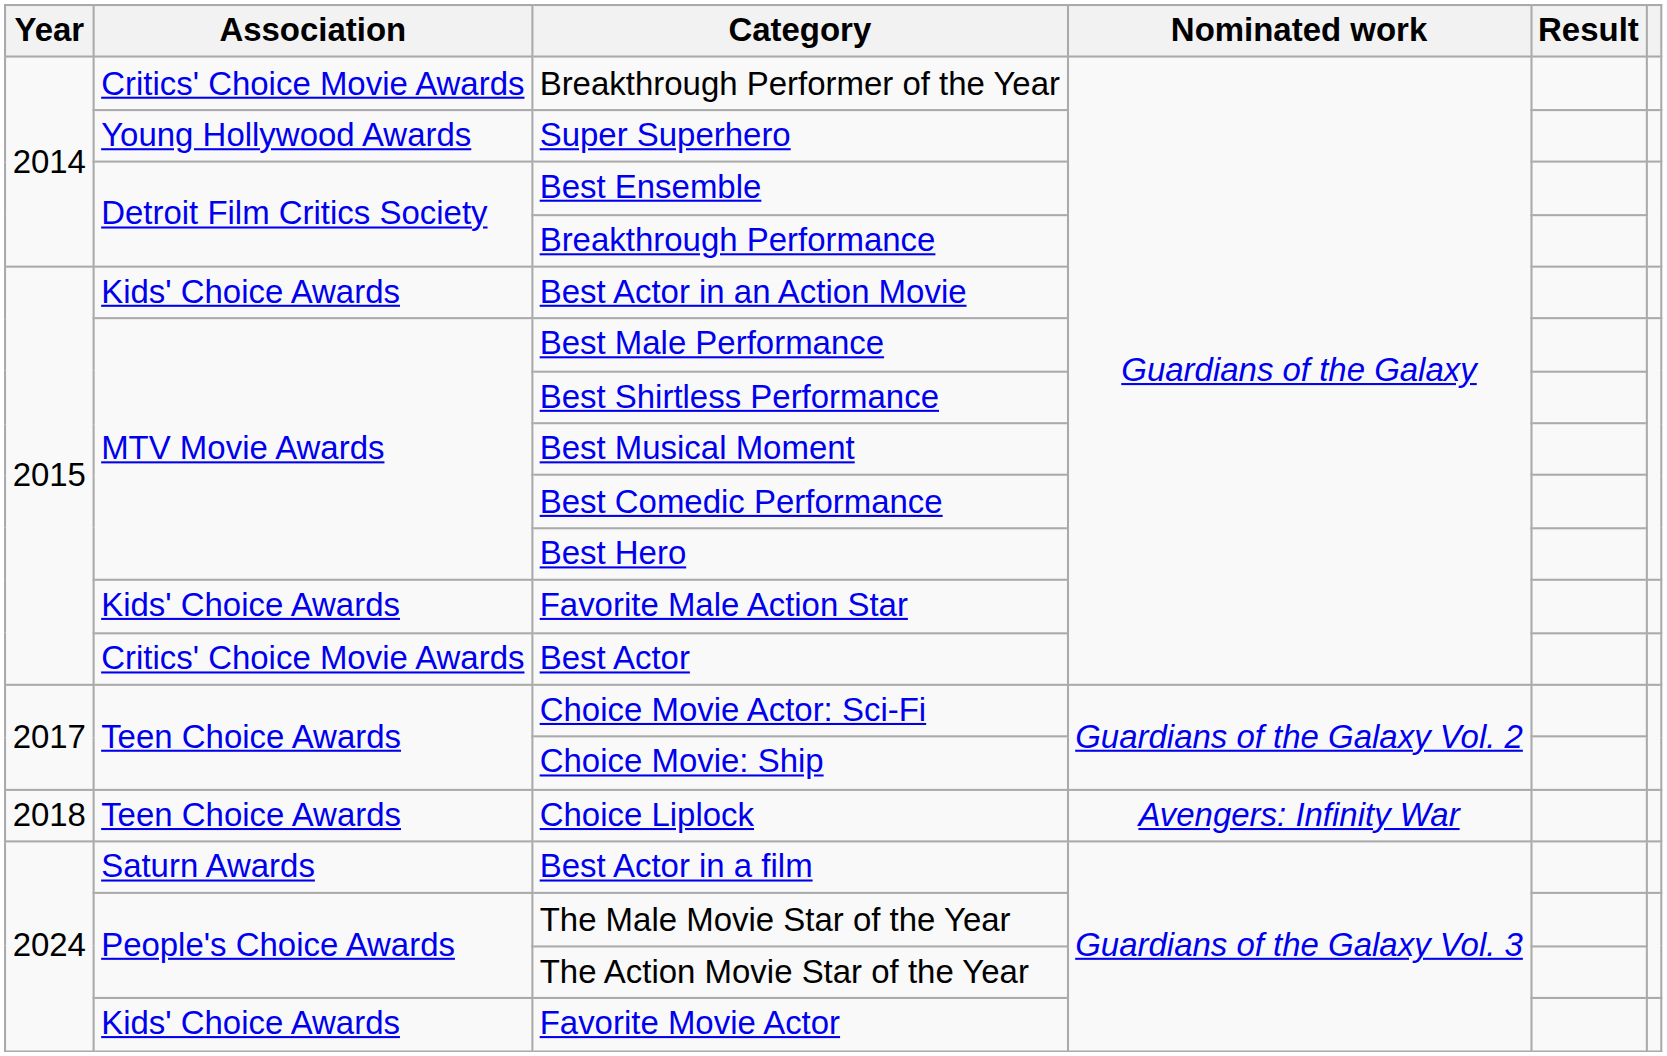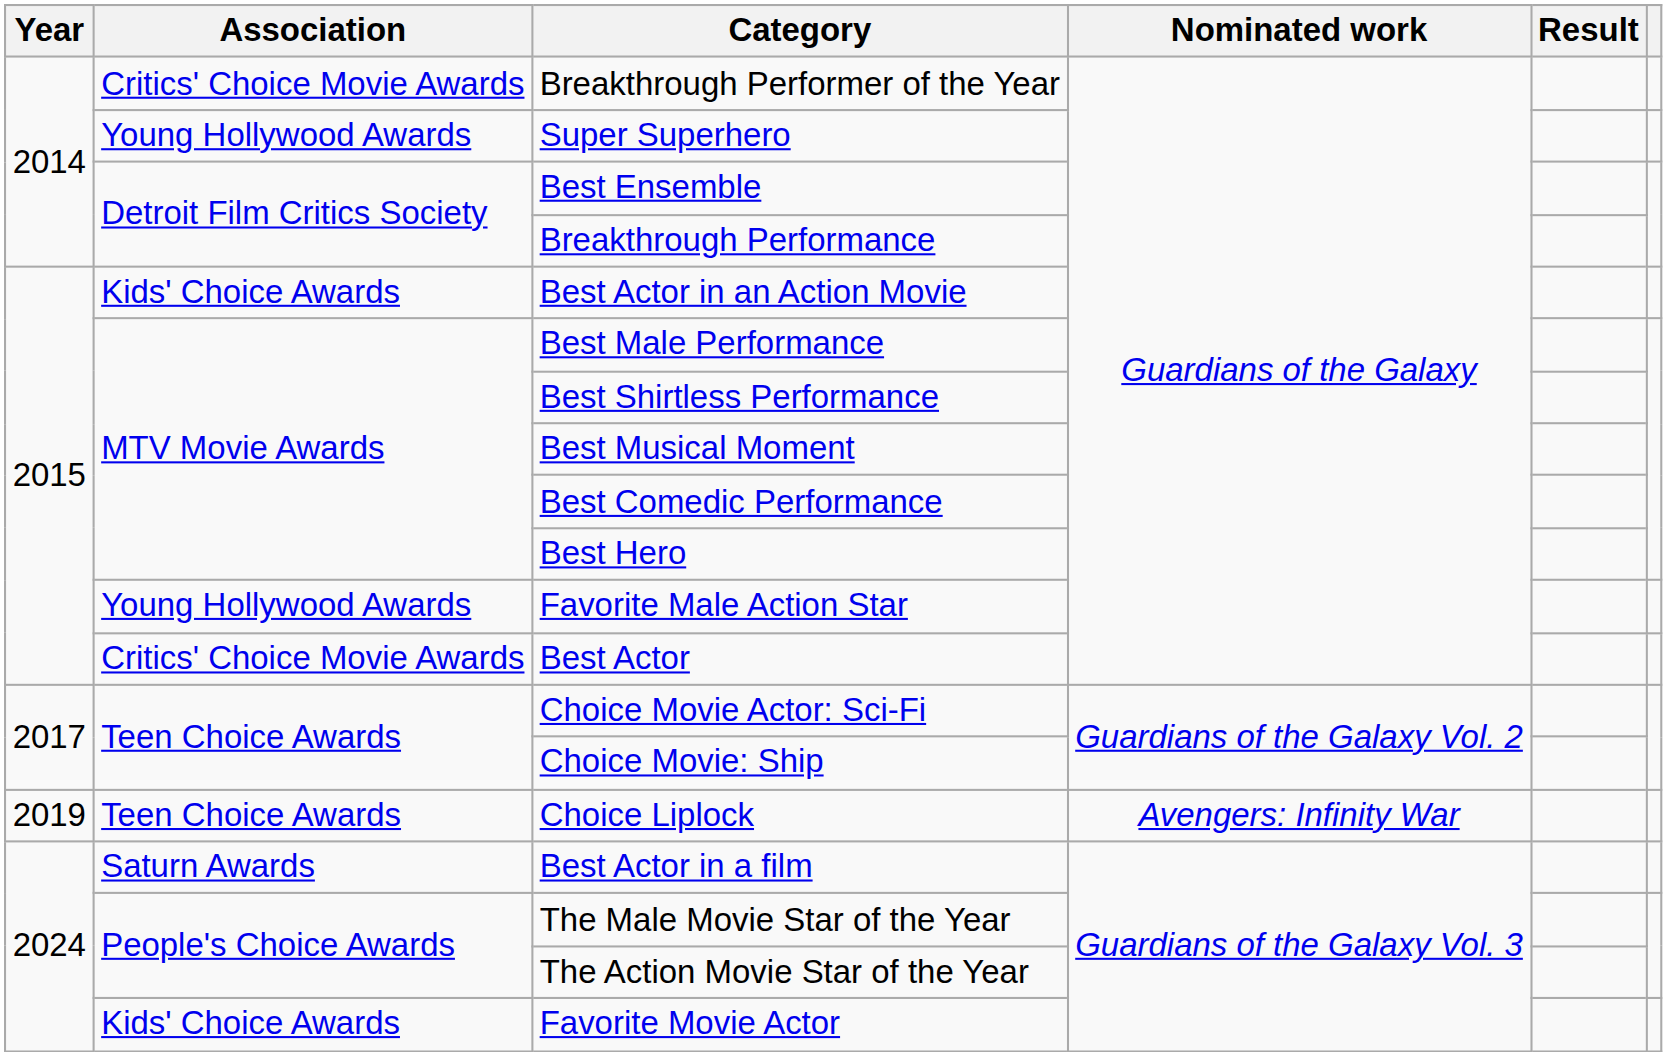(251, 605) Kids' Choice Awards -> (286, 605) Young Hollywood Awards
(49, 814) 2018 -> (49, 814) 2019
